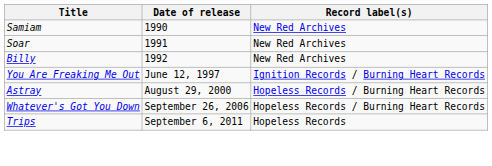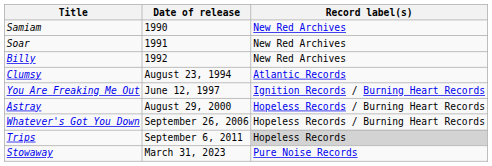+ row: (24, 75)
(300, 122) no background -> (300, 138) lightgrey background
+ row: (30, 153)
